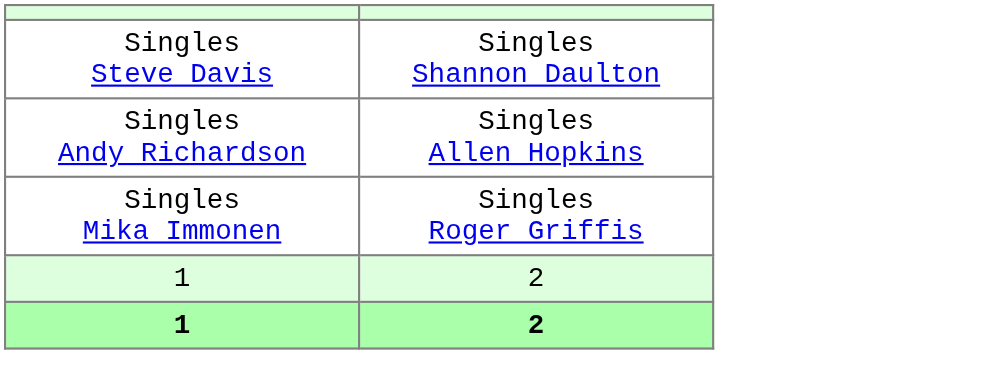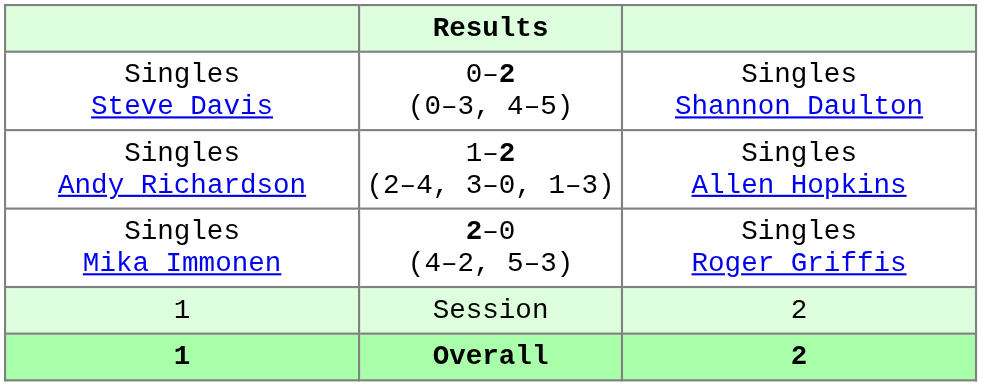+ column: (491, 28)
